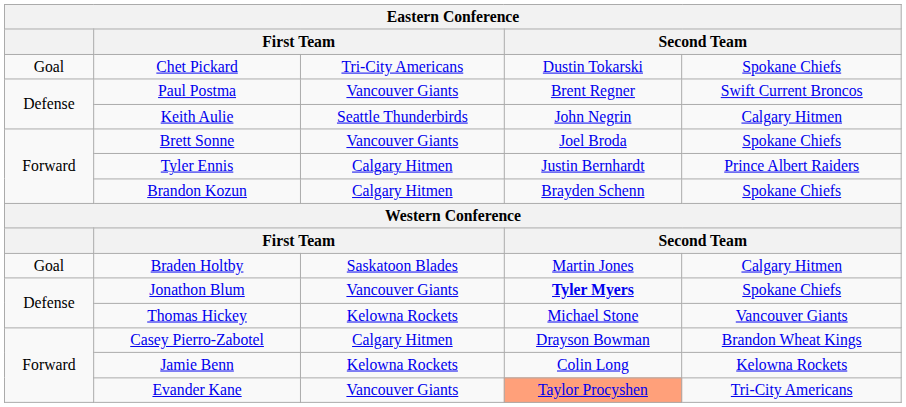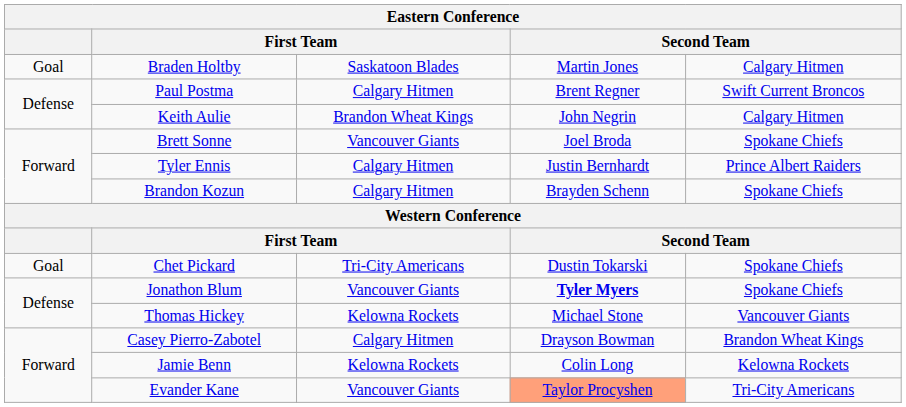rows swapped: (197, 265) <-> (197, 66)
(402, 91) Vancouver Giants -> (403, 91) Calgary Hitmen
(402, 116) Seattle Thunderbirds -> (403, 116) Brandon Wheat Kings
